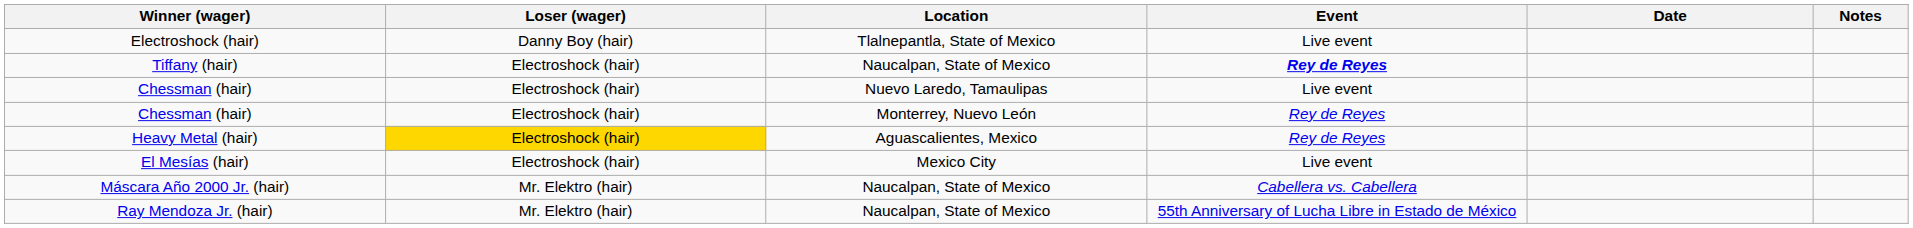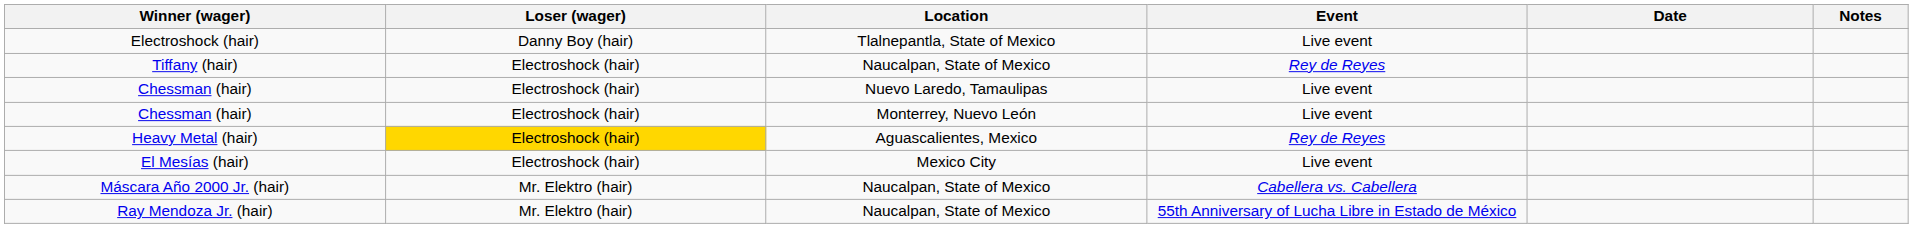(1337, 65) bold -> (1337, 65) normal
(1337, 114) Rey de Reyes -> (1337, 114) Live event
